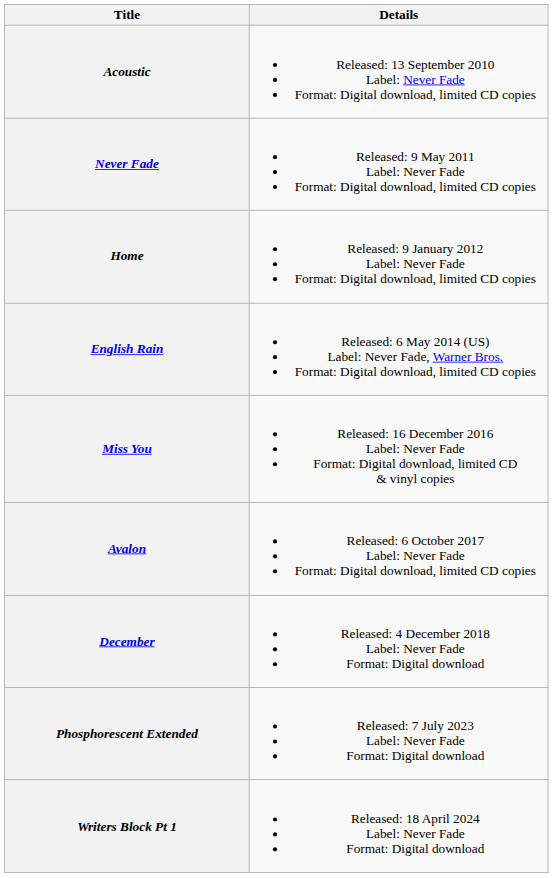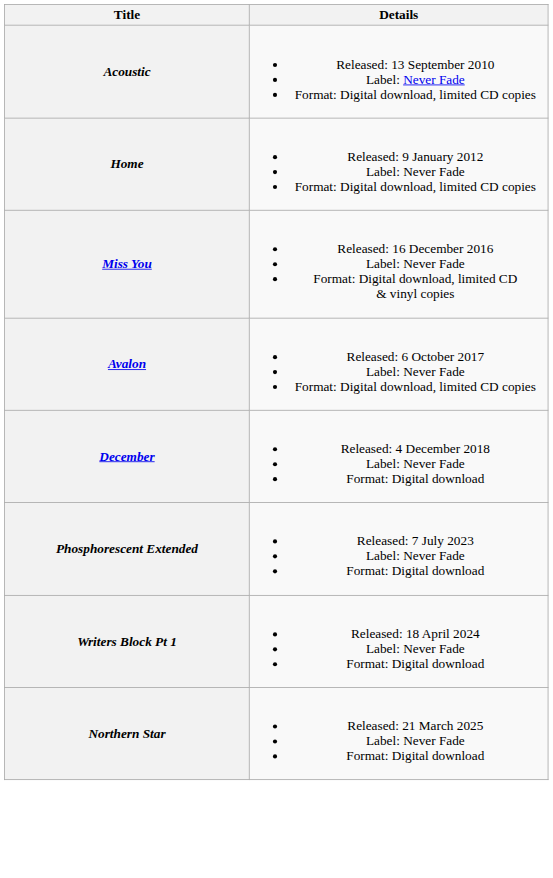- row: (127, 164)
- row: (127, 349)
+ row: (127, 733)
